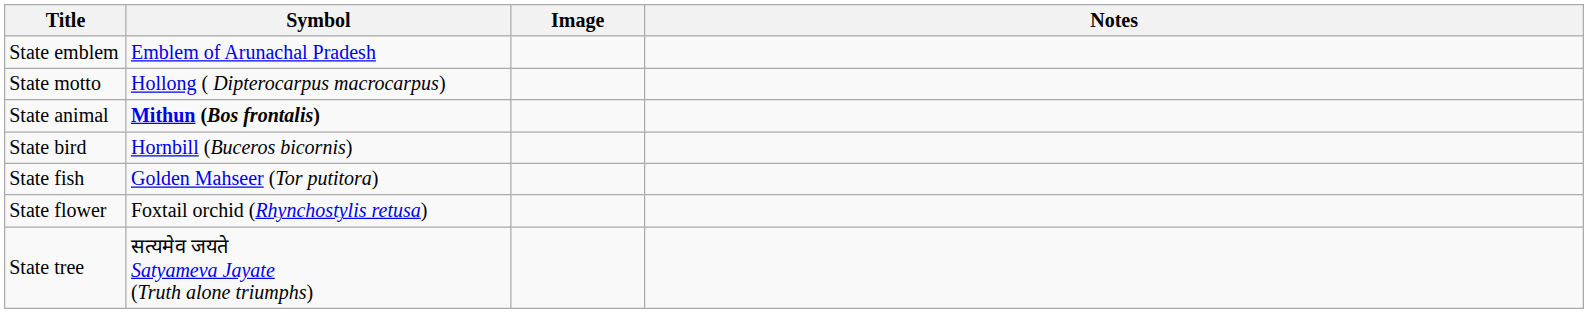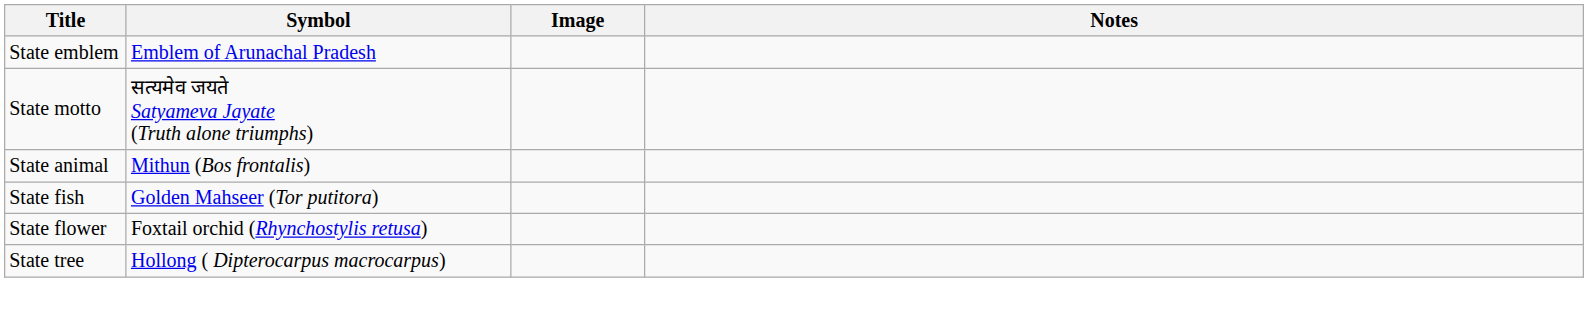(288, 83) Hollong ( Dipterocarpus macrocarpus) -> (222, 110) सत्यमेव जयते Satyameva Jayate (Truth alone triumphs)
(225, 115) bold -> (221, 165) normal
- row: (48, 147)
(222, 269) सत्यमेव जयते Satyameva Jayate (Truth alone triumphs) -> (288, 260) Hollong ( Dipterocarpus macrocarpus)
